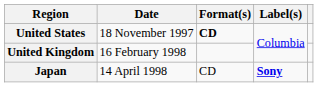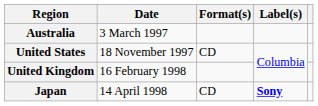+ row: (51, 33)
(208, 33) bold -> (208, 52) normal
